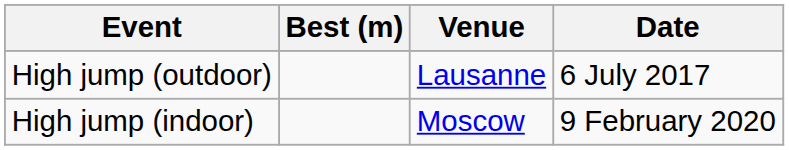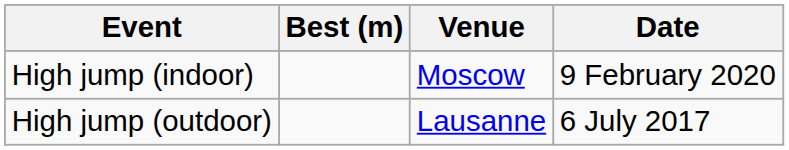rows swapped: (142, 74) <-> (133, 121)
